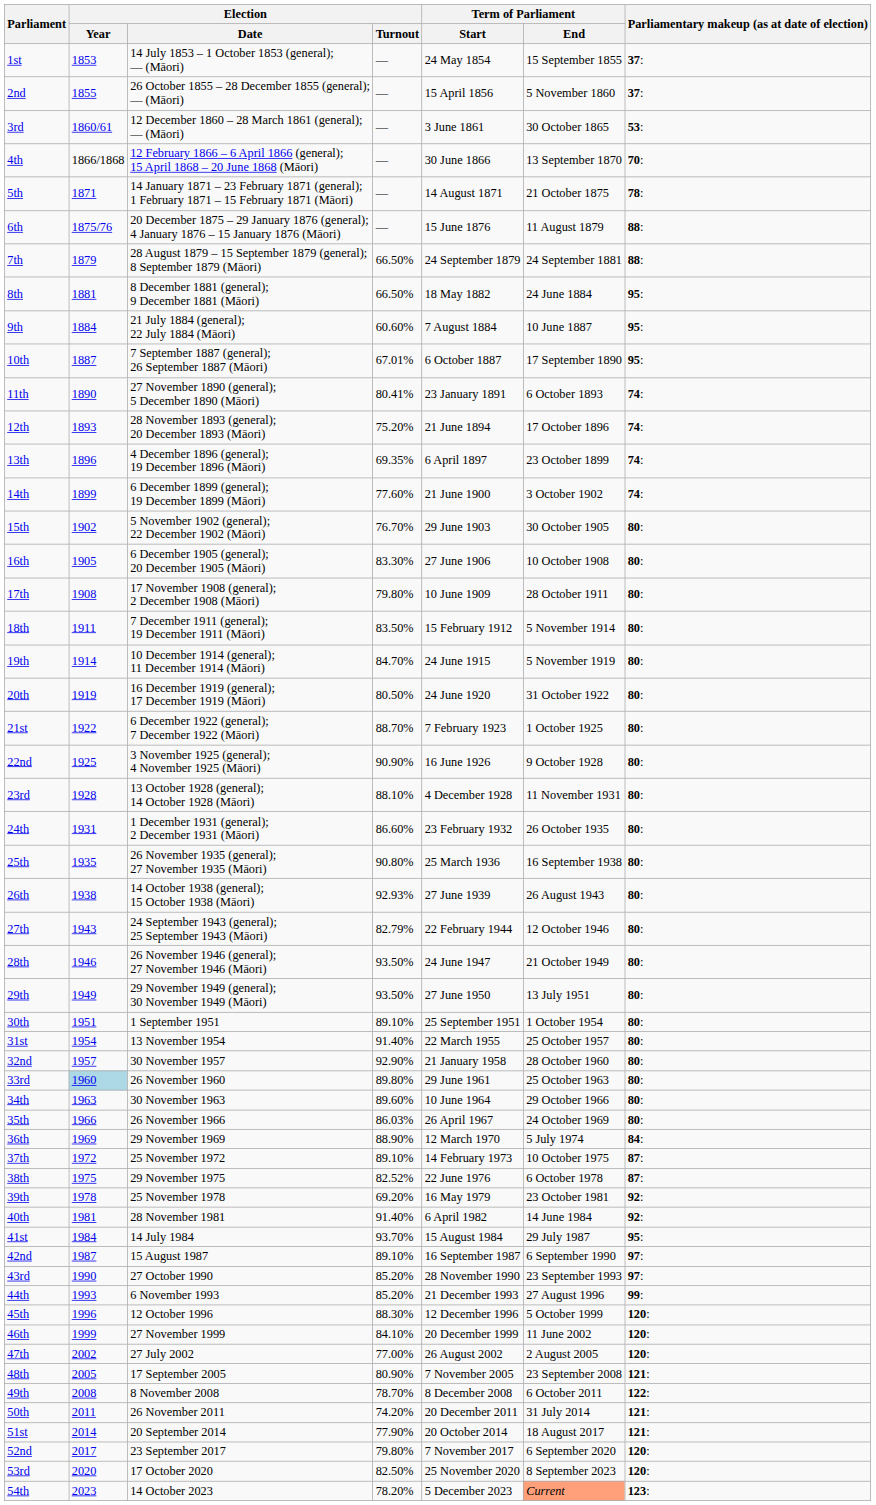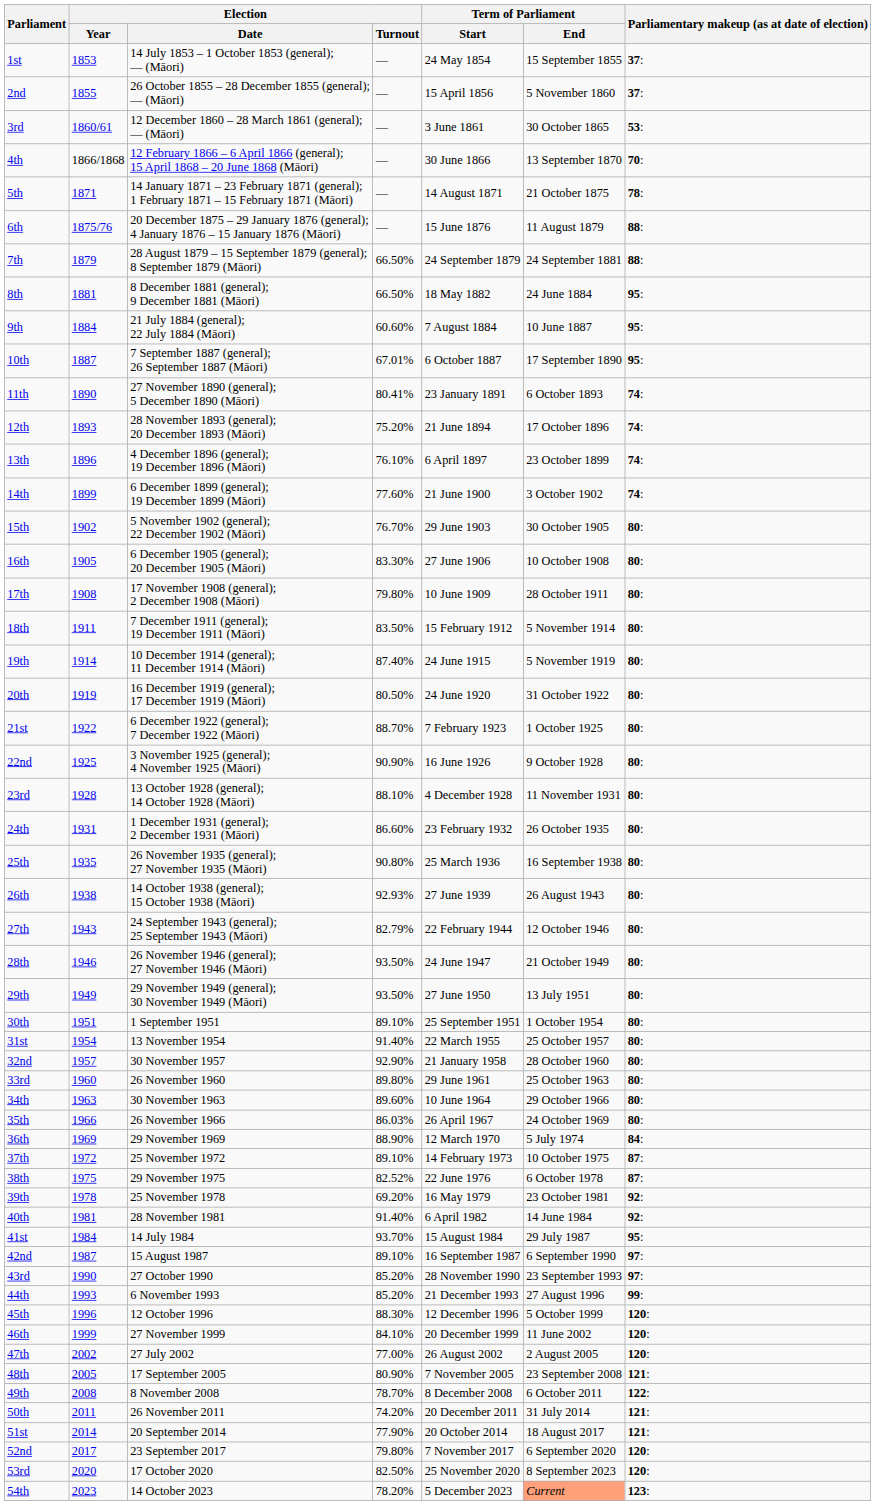(395, 461) 69.35% -> (395, 461) 76.10%
(395, 661) 84.70% -> (395, 661) 87.40%
(84, 1080) lightblue background -> (84, 1080) no background
